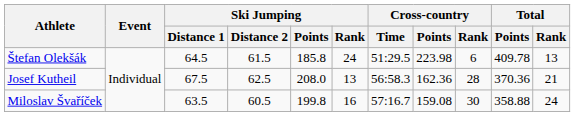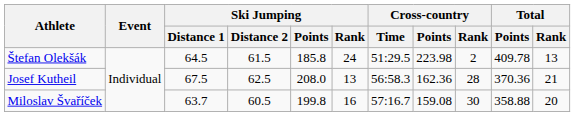(473, 58) 6 -> (473, 58) 2
(196, 101) 63.5 -> (196, 101) 63.7
(551, 101) 24 -> (551, 101) 20
